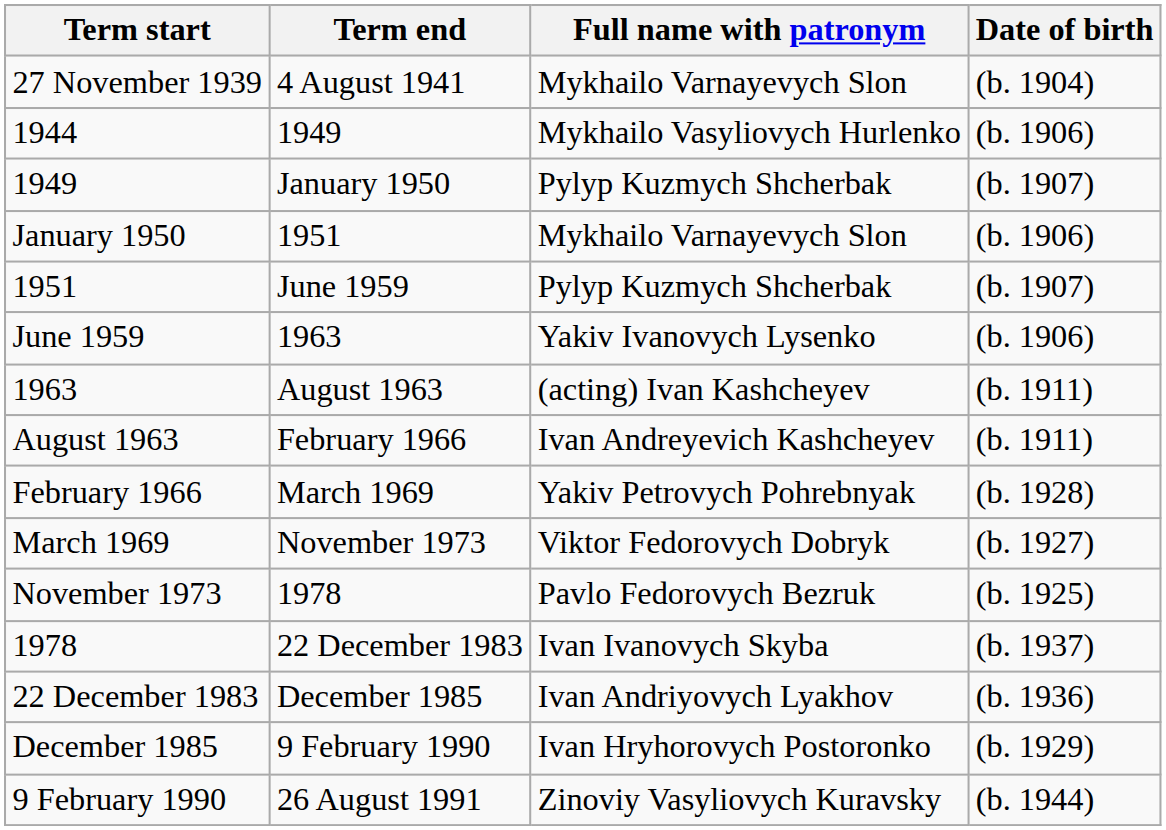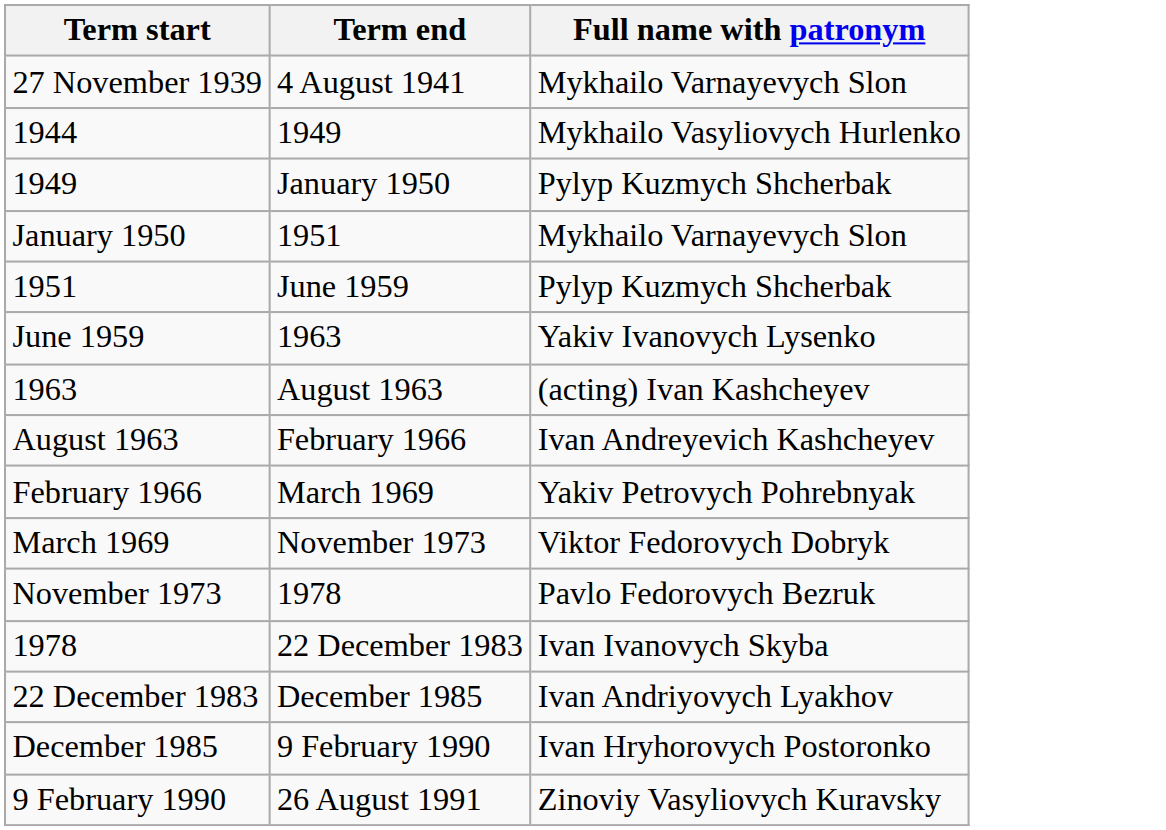- column: (1065, 30)
